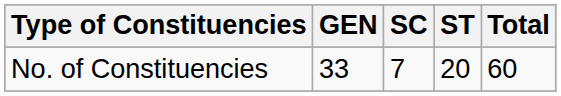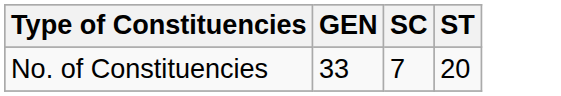- column: (518, 25)
